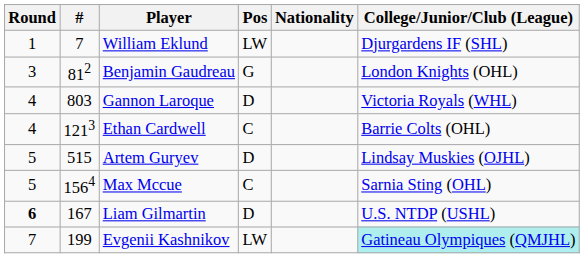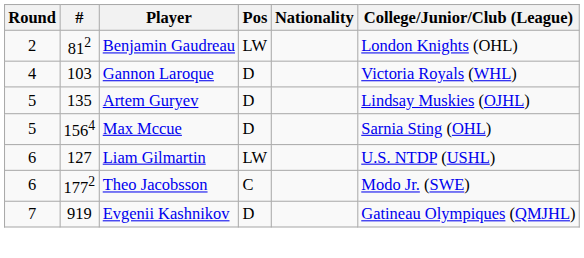- row: (155, 43)
(32, 72) 3 -> (32, 45) 2
(249, 72) G -> (255, 45) LW
(79, 100) 803 -> (79, 74) 103
- row: (154, 128)
(79, 157) 515 -> (79, 100) 135
(248, 185) C -> (249, 128) D
(32, 213) bold -> (32, 157) normal
(79, 213) 167 -> (79, 157) 127
(249, 213) D -> (255, 157) LW
+ row: (155, 185)
(79, 240) 199 -> (79, 213) 919
(255, 240) LW -> (249, 213) D
(468, 240) paleturquoise background -> (468, 213) no background
